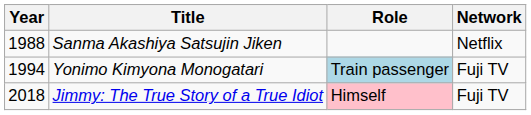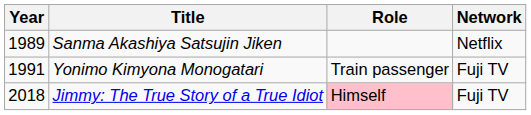(27, 43) 1988 -> (27, 43) 1989
(27, 69) 1994 -> (27, 69) 1991
(390, 69) lightblue background -> (390, 69) no background
